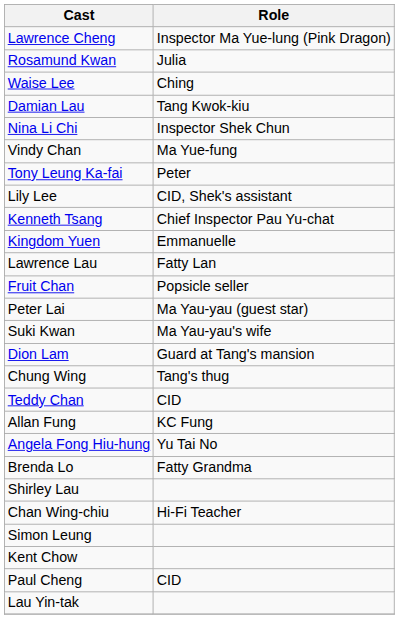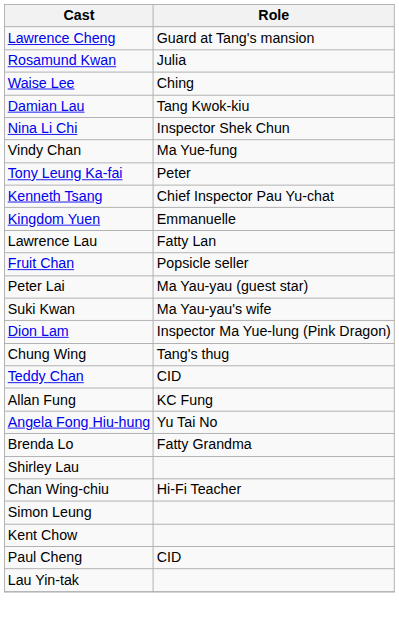(274, 38) Inspector Ma Yue-lung (Pink Dragon) -> (236, 38) Guard at Tang's mansion
- row: (32, 196)
(236, 354) Guard at Tang's mansion -> (274, 331) Inspector Ma Yue-lung (Pink Dragon)
